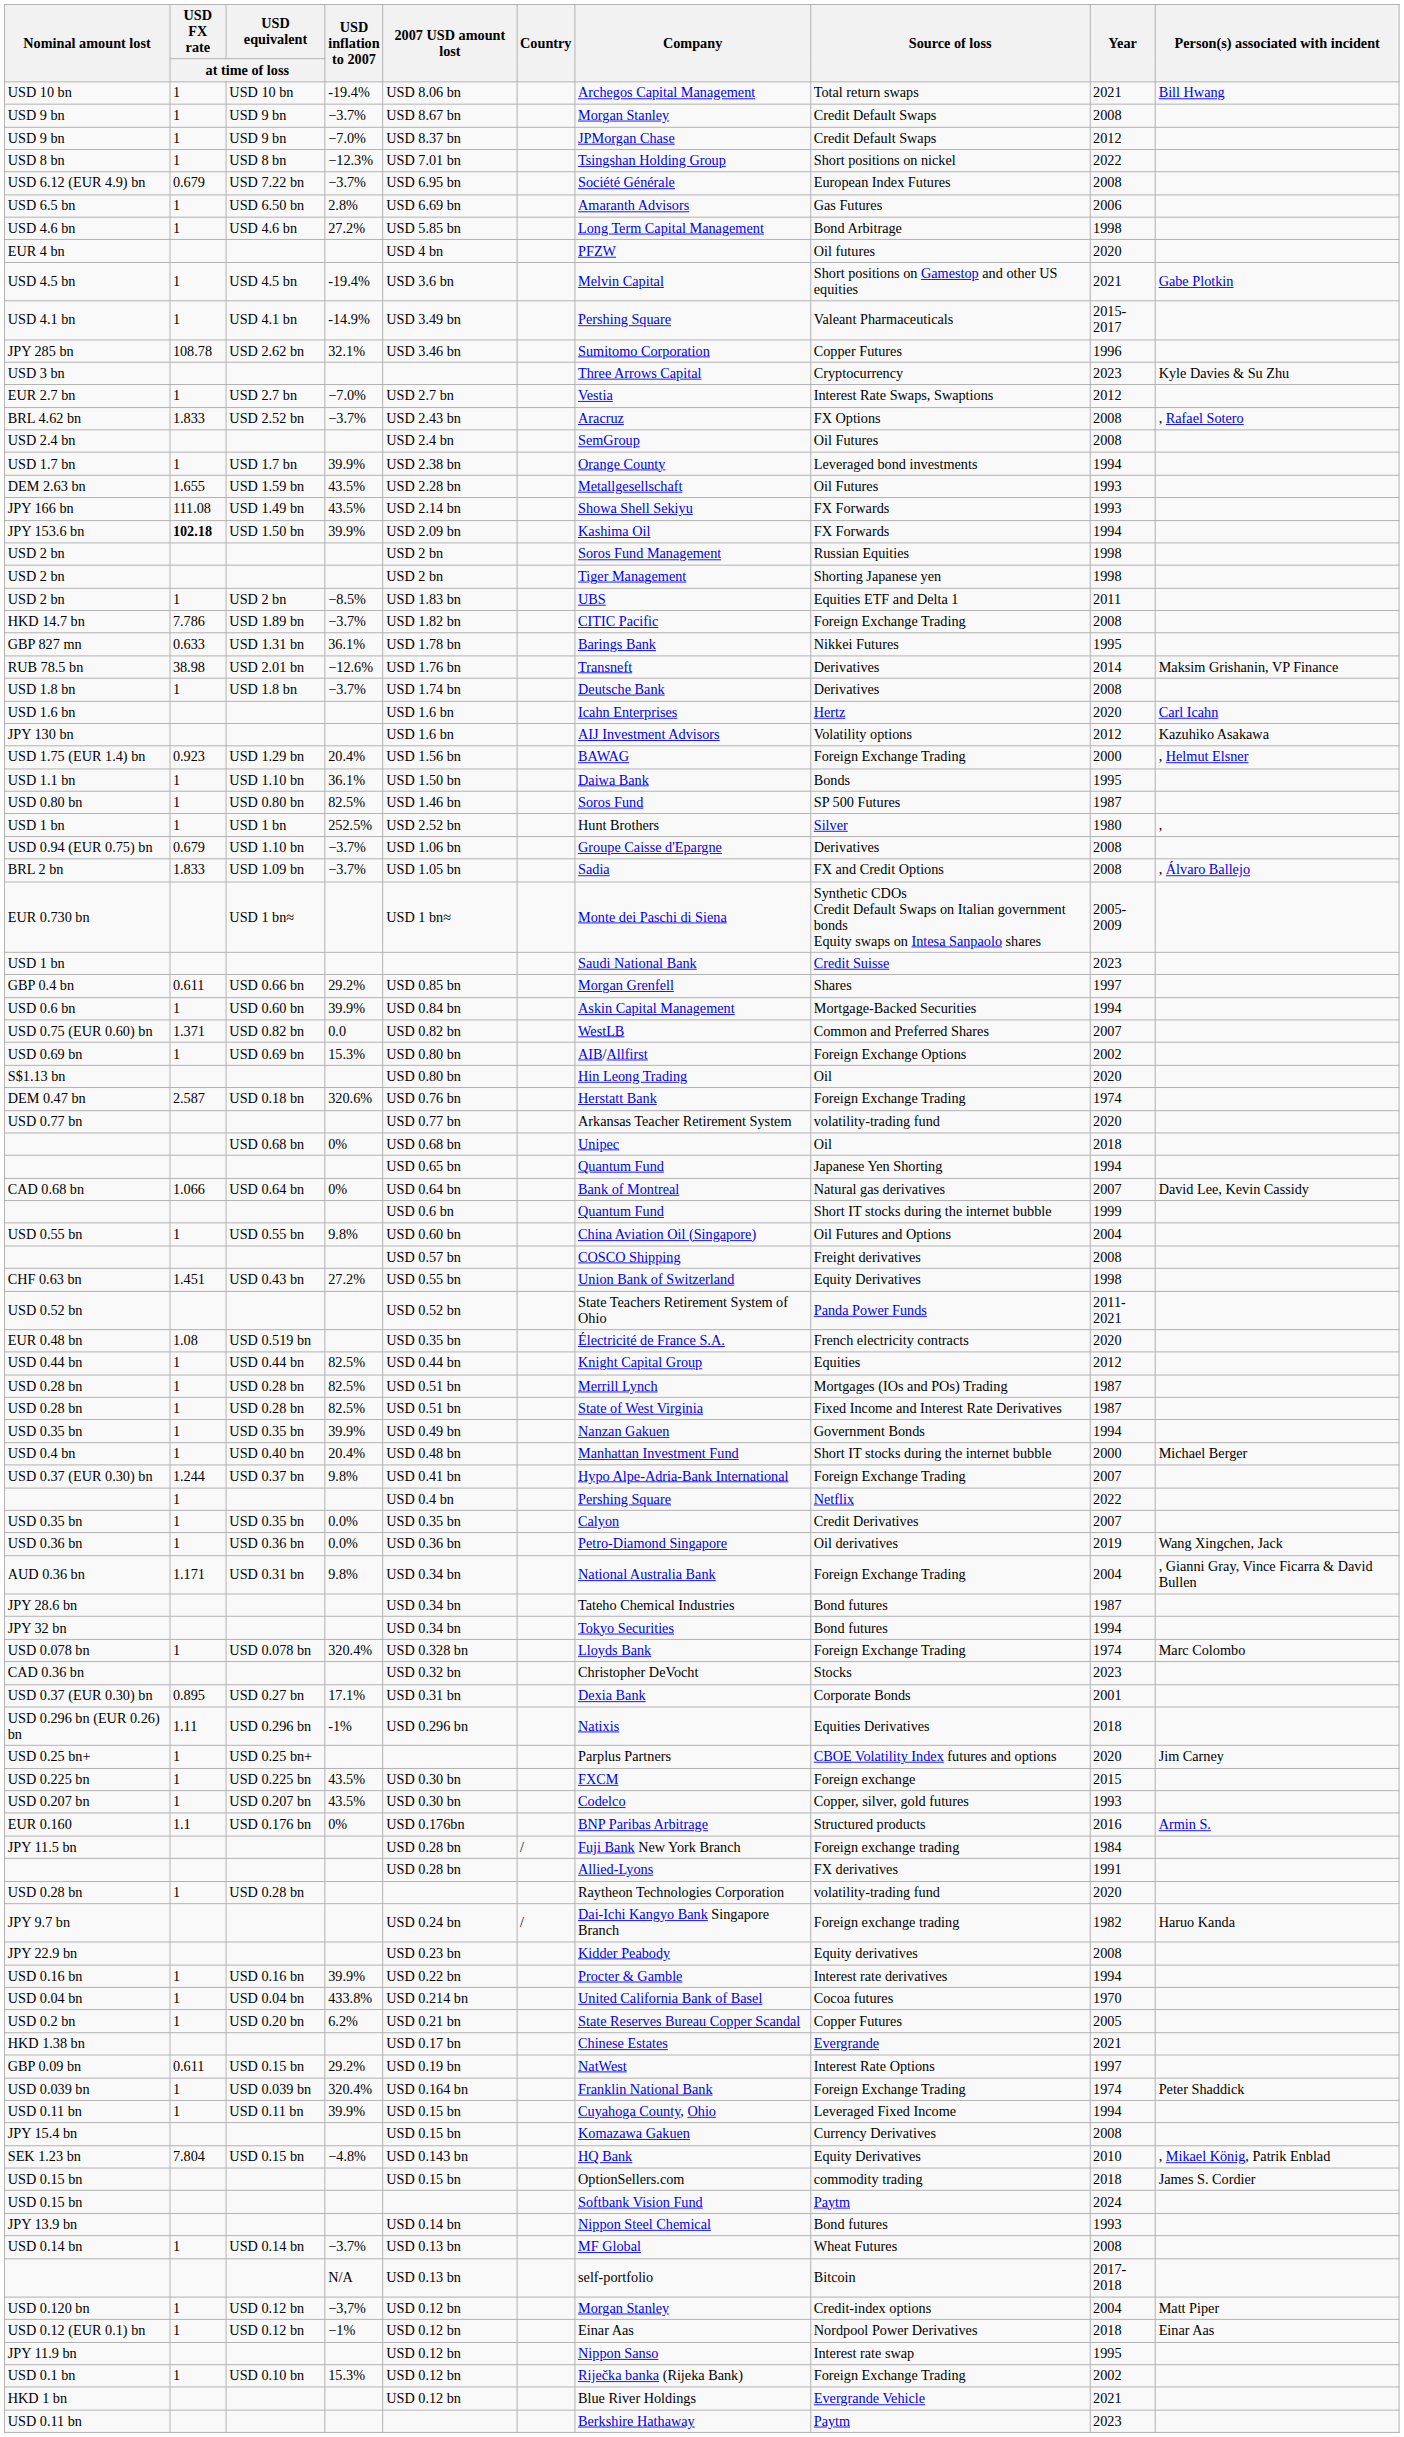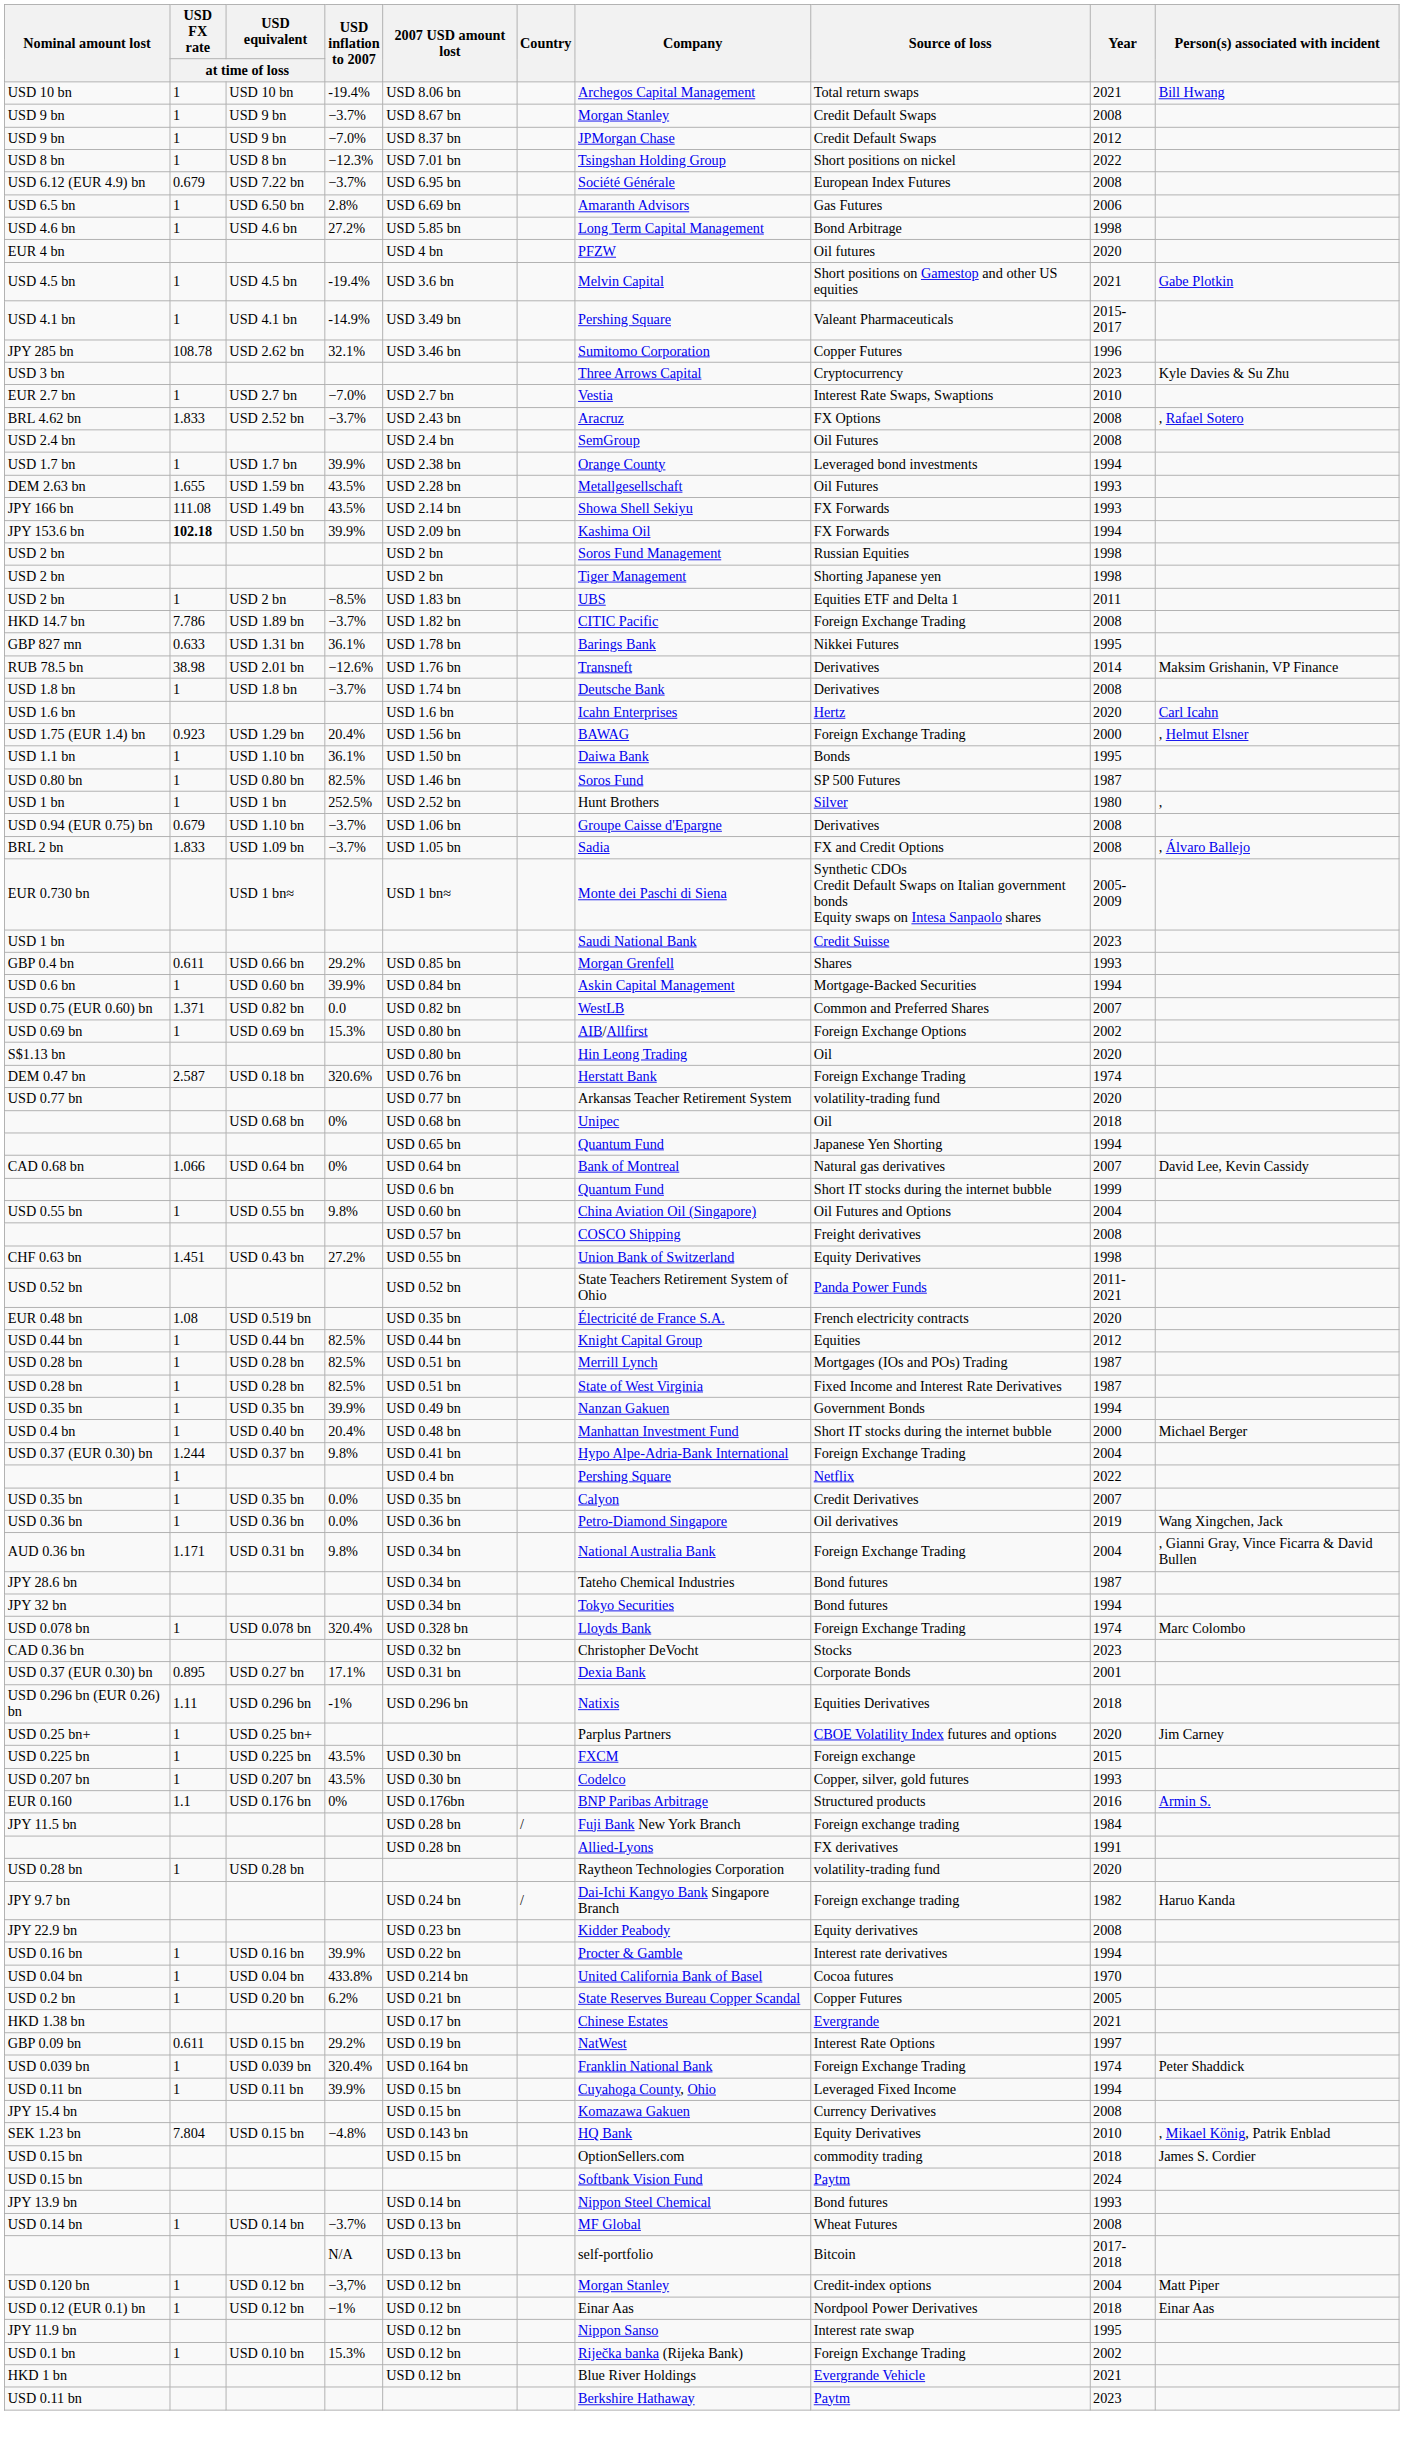(1107, 396) 2012 -> (1107, 396) 2010
- row: (41, 734)
(1107, 986) 1997 -> (1107, 963) 1993
(1107, 1476) 2007 -> (1107, 1453) 2004
